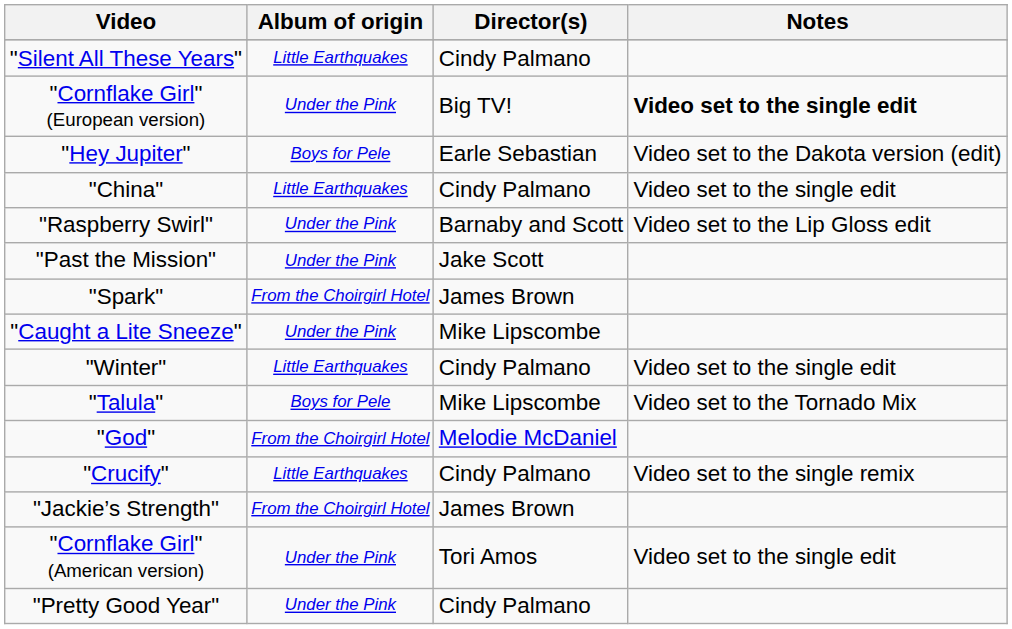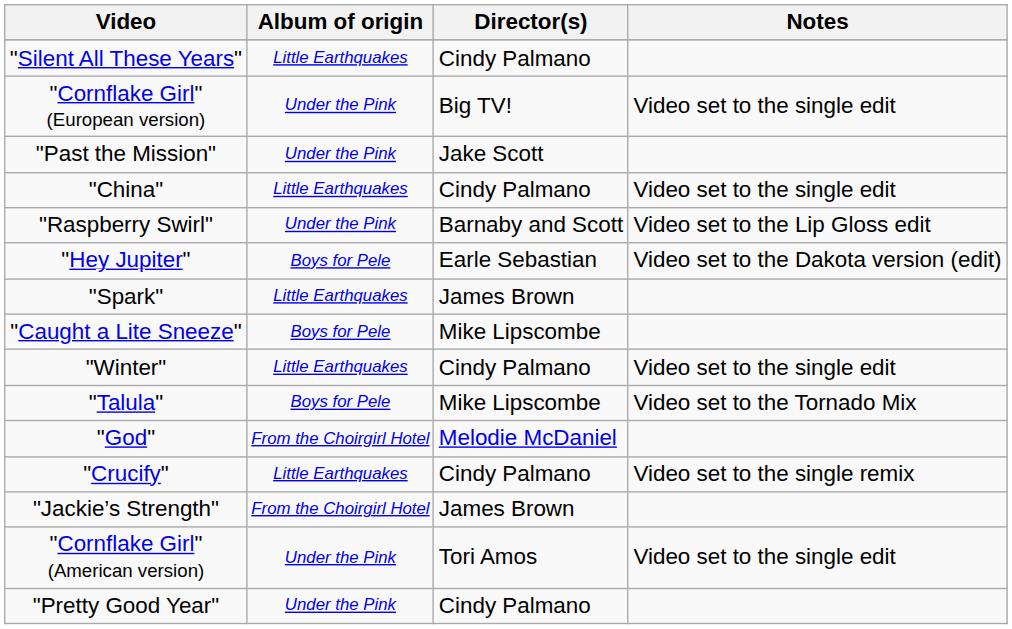(775, 105) bold -> (765, 105) normal
rows swapped: (126, 260) <-> (126, 154)
(340, 295) From the Choirgirl Hotel -> (340, 295) Little Earthquakes
(340, 331) Under the Pink -> (340, 331) Boys for Pele
